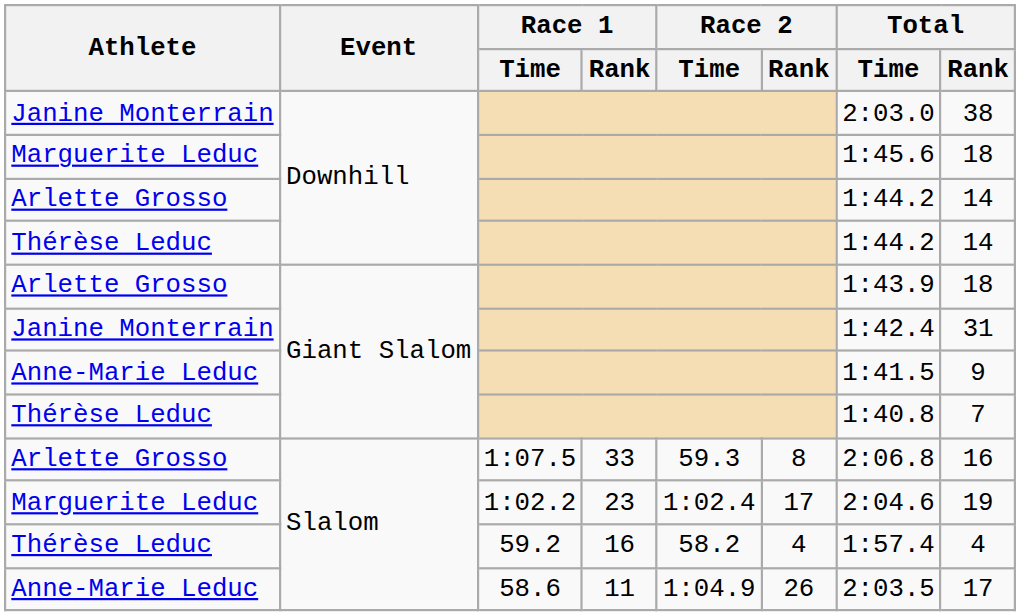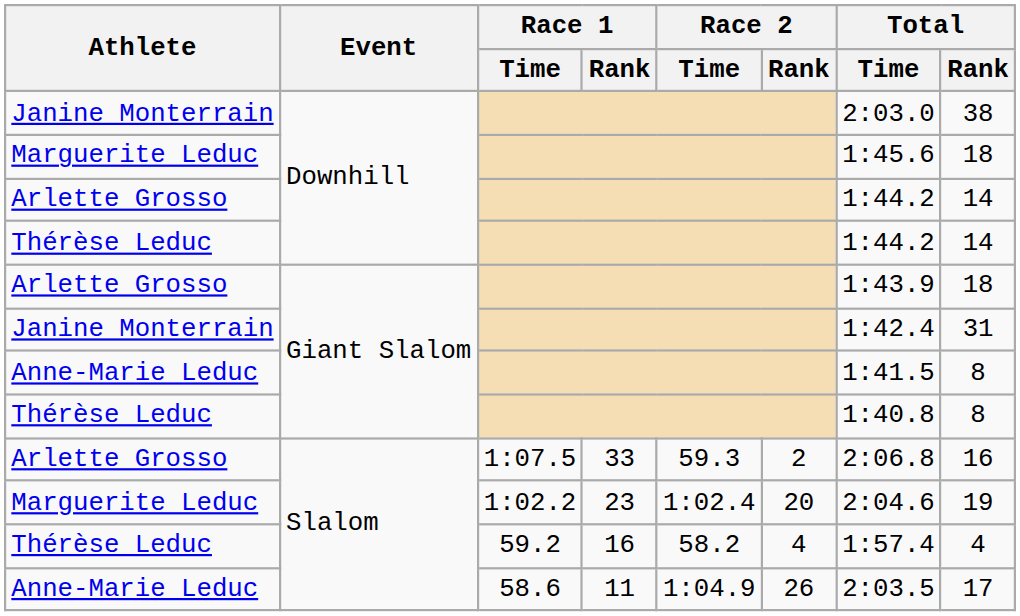(978, 372) 9 -> (978, 372) 8
(978, 416) 7 -> (978, 416) 8
(799, 459) 8 -> (799, 459) 2
(799, 502) 17 -> (799, 502) 20
